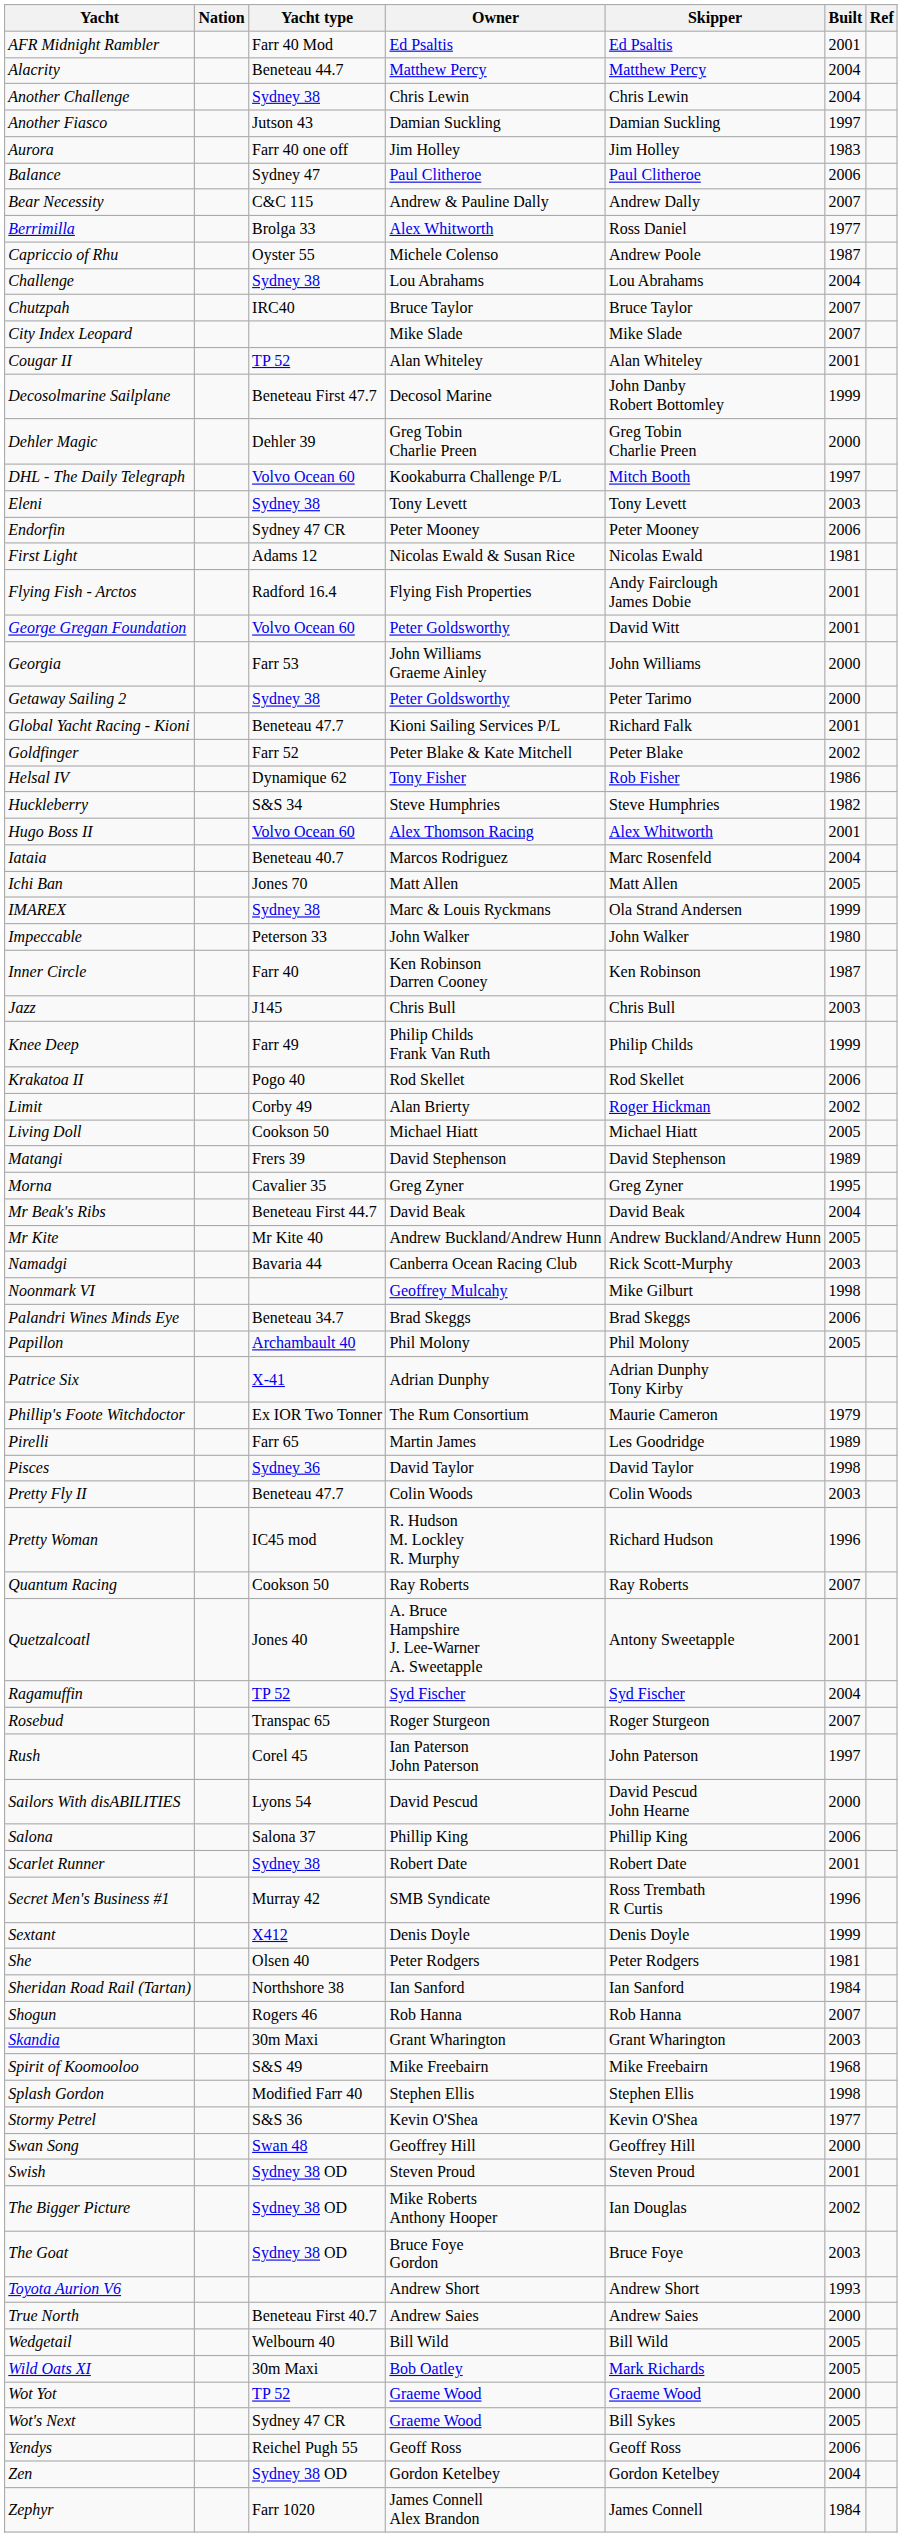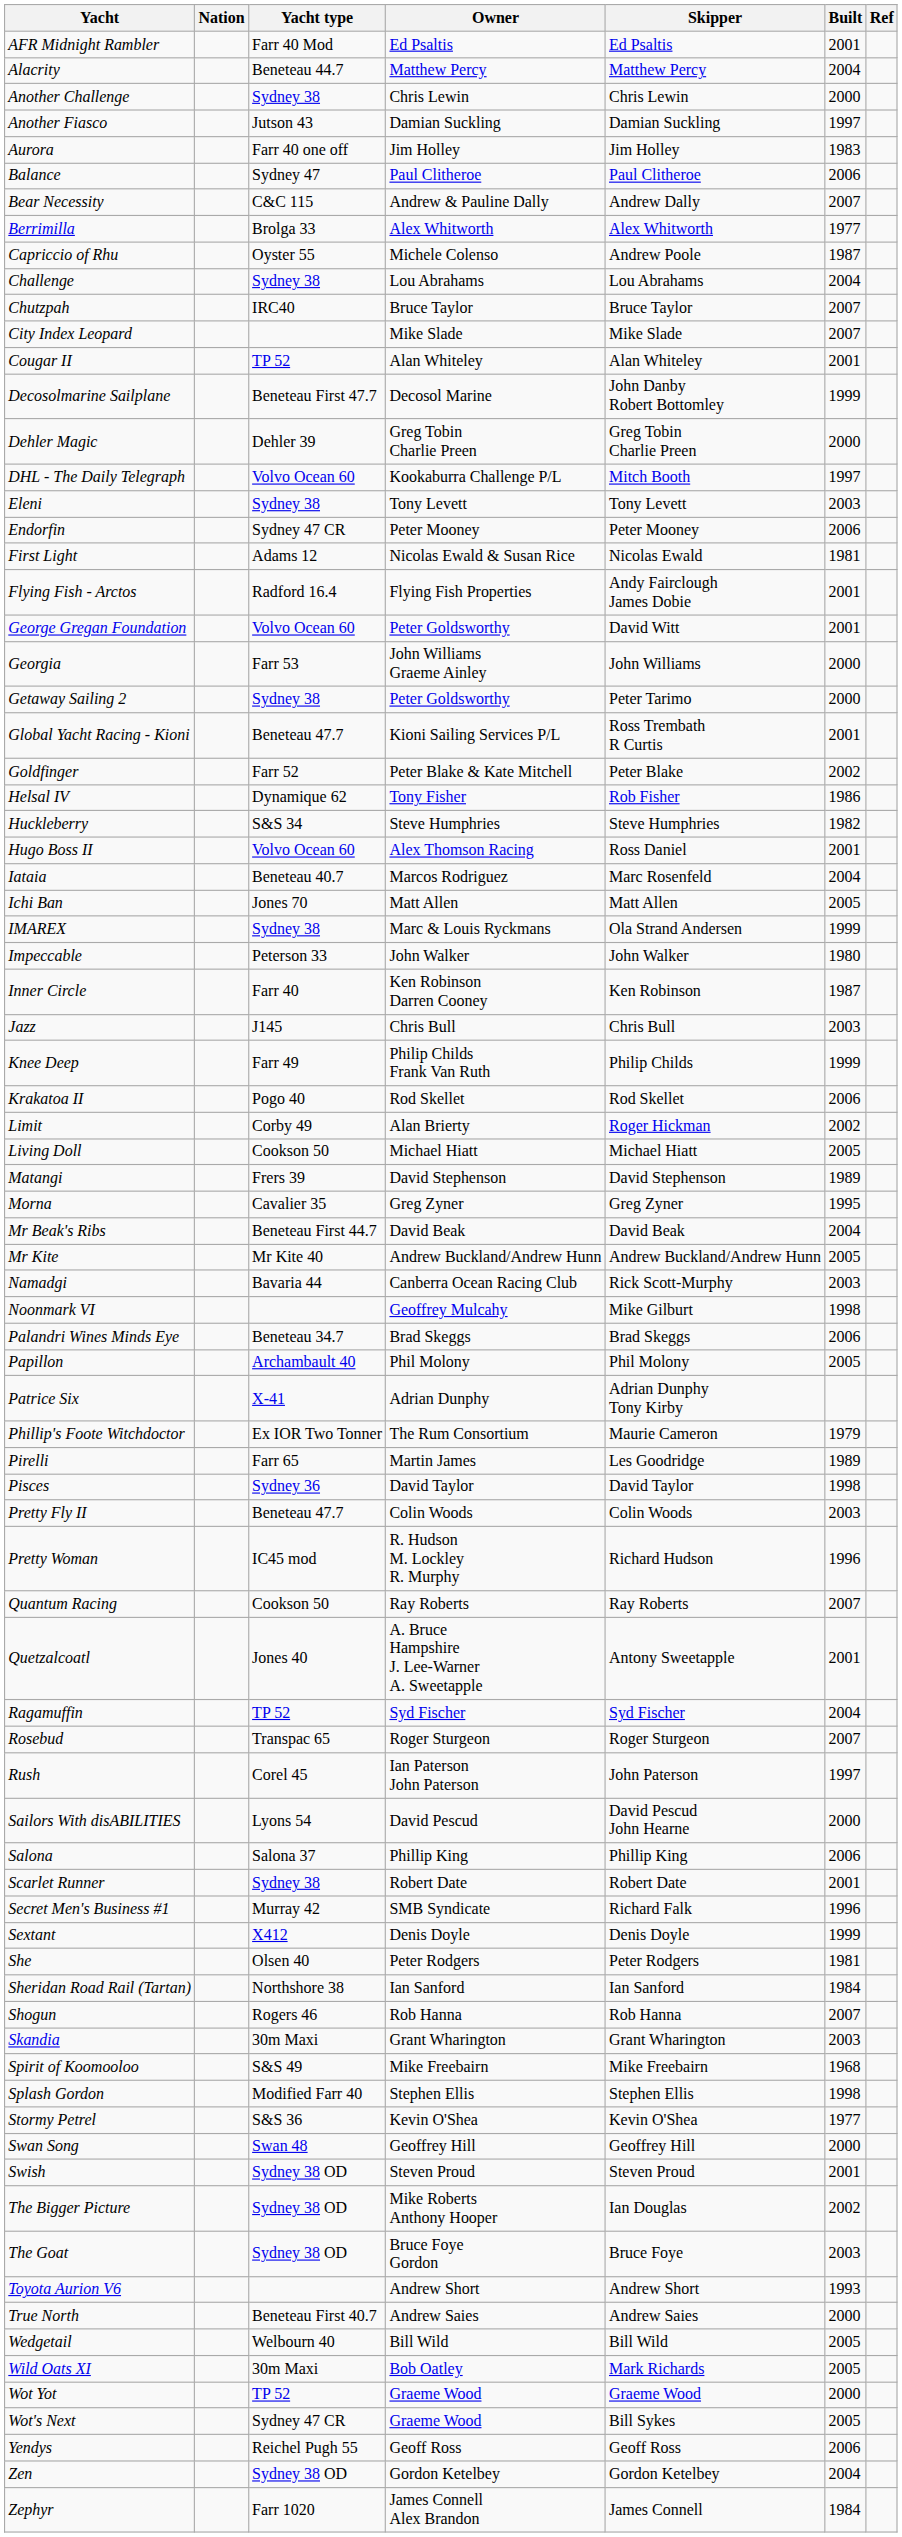(845, 97) 2004 -> (845, 97) 2000
(648, 228) Ross Daniel -> (661, 228) Alex Whitworth
(650, 726) Richard Falk -> (657, 735) Ross Trembath R Curtis
(661, 831) Alex Whitworth -> (648, 850) Ross Daniel
(657, 1899) Ross Trembath R Curtis -> (650, 1909) Richard Falk
